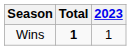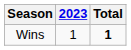columns swapped: (109, 14) <-> (74, 14)
